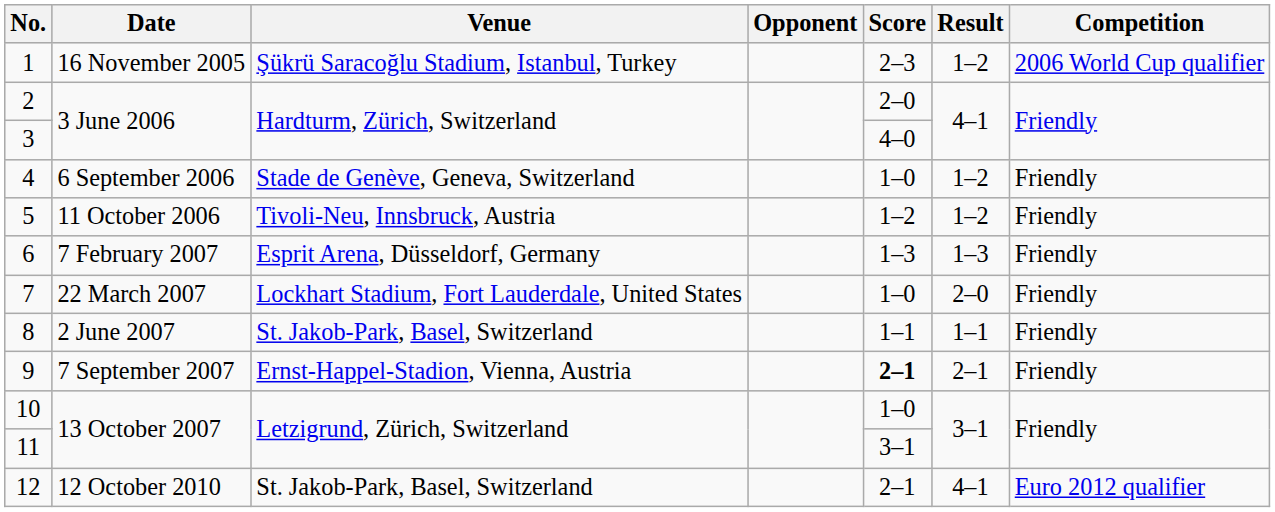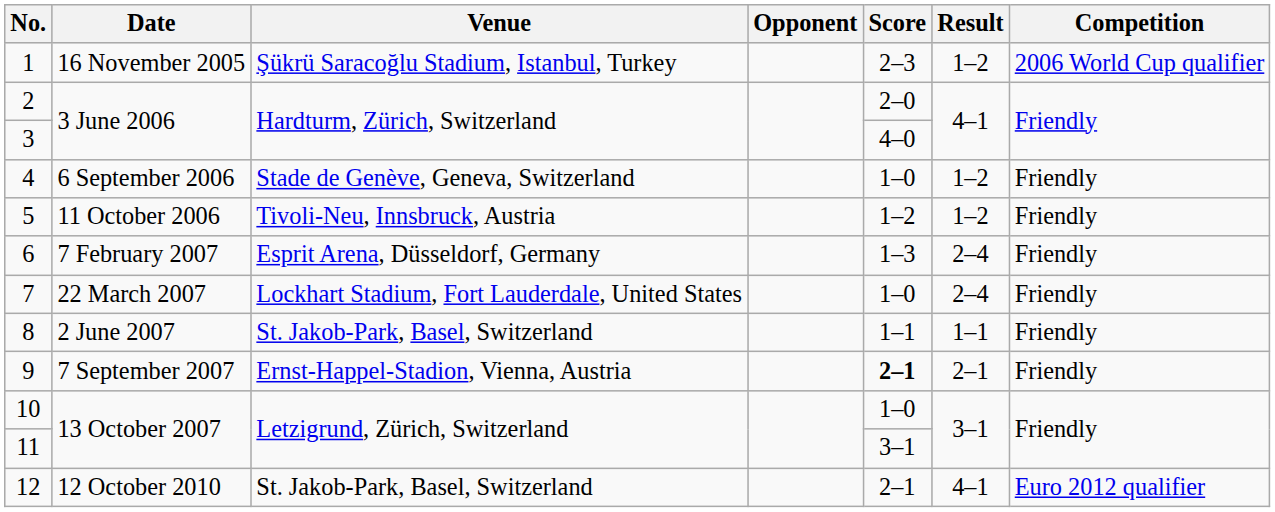(970, 255) 1–3 -> (970, 255) 2–4
(970, 293) 2–0 -> (970, 293) 2–4
